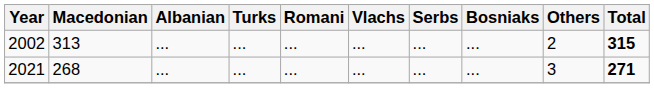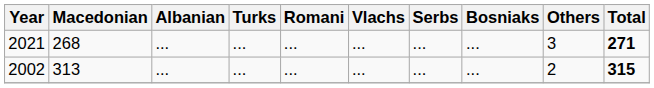rows swapped: (27, 43) <-> (27, 69)
